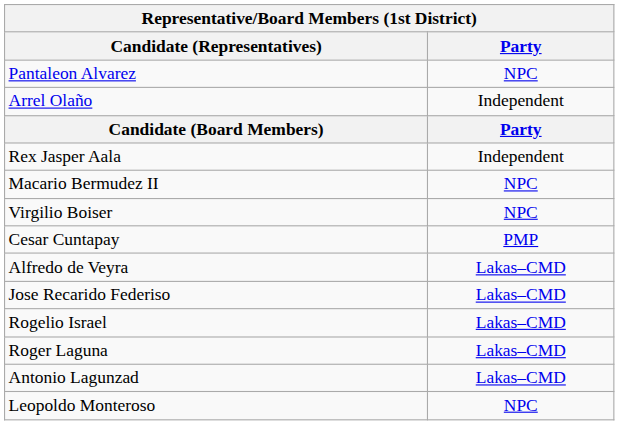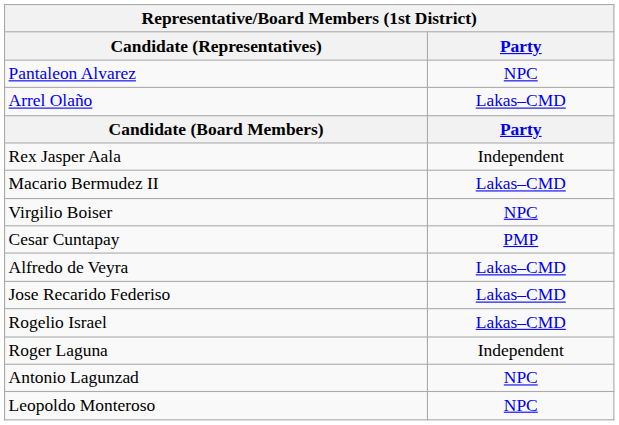(521, 101) Independent -> (521, 101) Lakas–CMD
(521, 184) NPC -> (521, 184) Lakas–CMD
(521, 350) Lakas–CMD -> (521, 350) Independent
(521, 377) Lakas–CMD -> (521, 377) NPC
